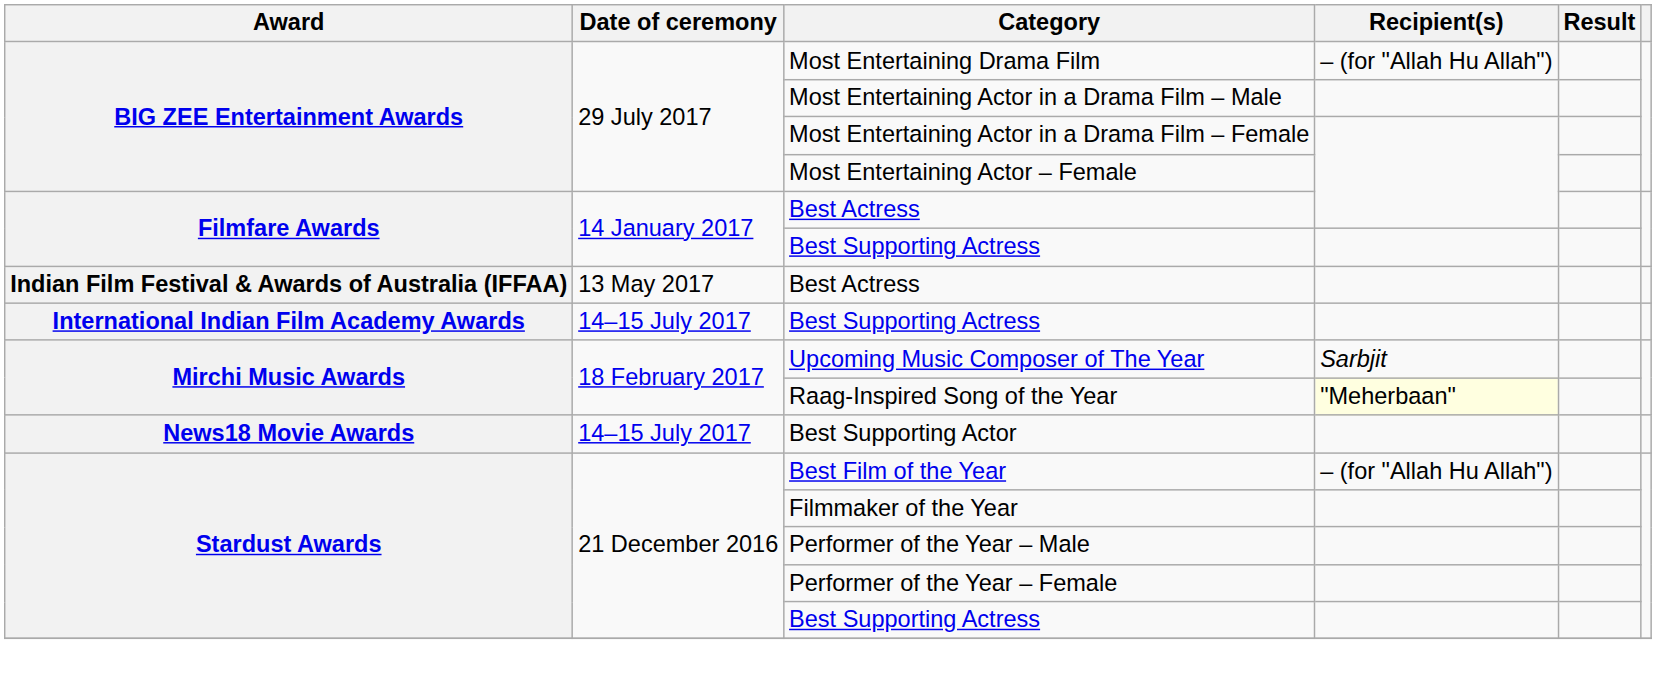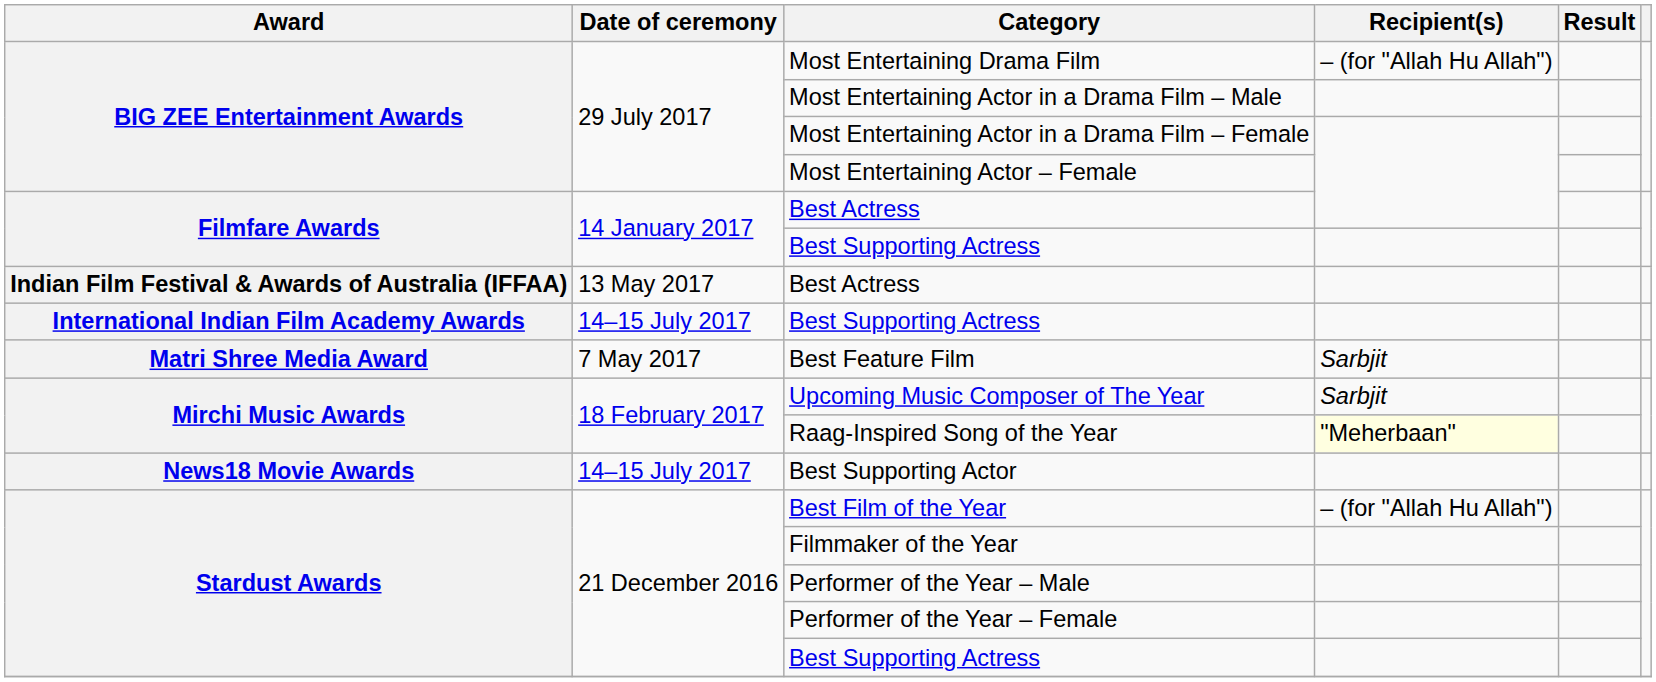+ row: (289, 358)
